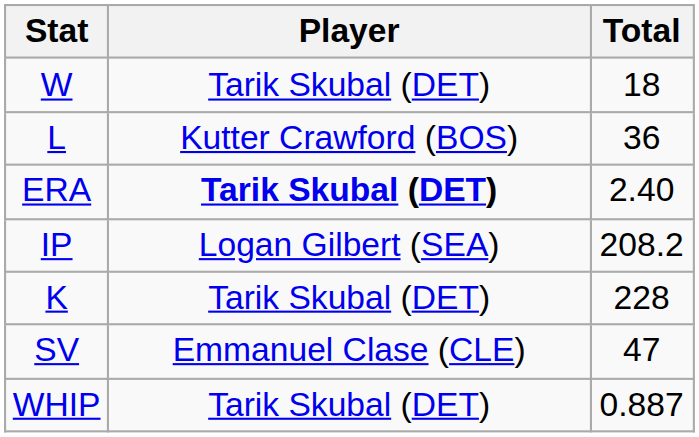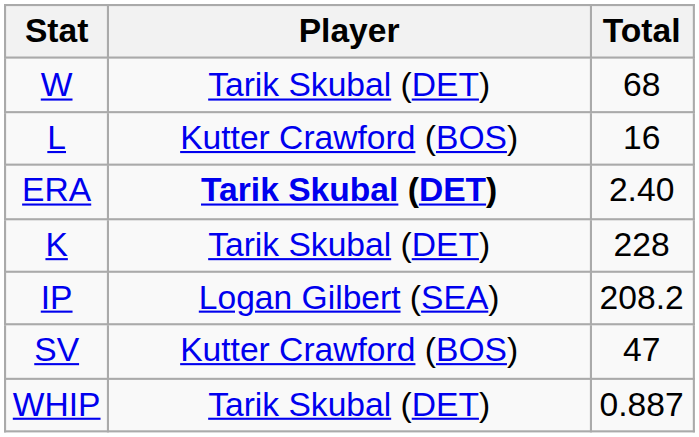(642, 84) 18 -> (642, 84) 68
(642, 137) 36 -> (642, 137) 16
rows swapped: (57, 297) <-> (57, 244)
(349, 350) Emmanuel Clase (CLE) -> (349, 350) Kutter Crawford (BOS)
